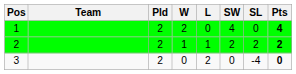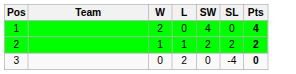- column: (160, 12)
